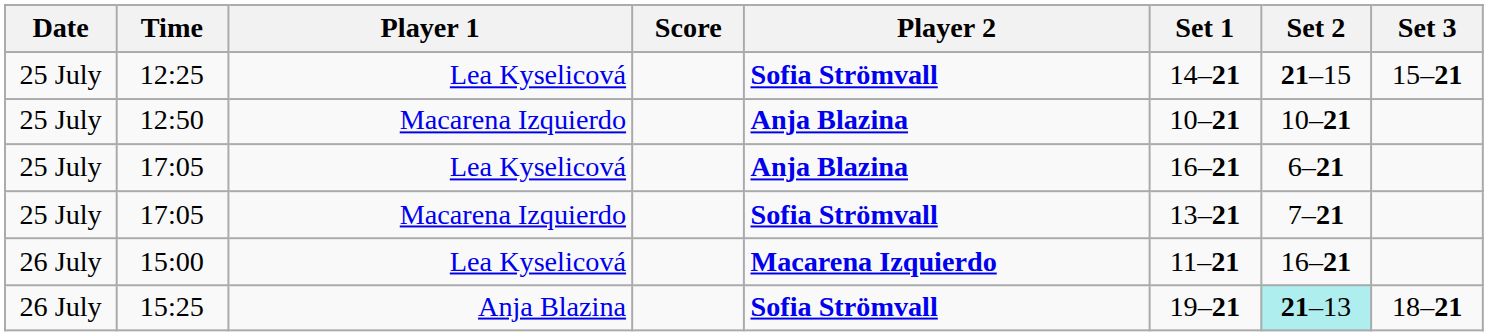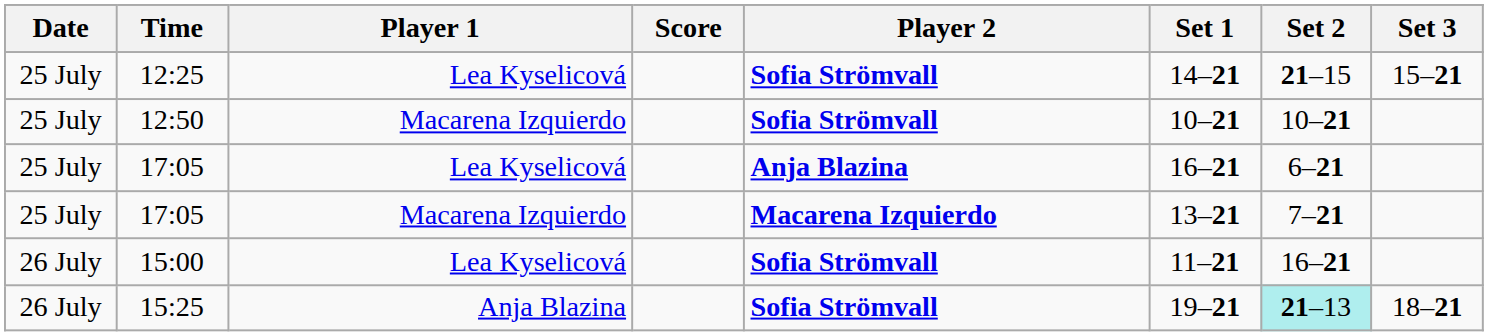(829, 121) Anja Blazina -> (844, 121) Sofia Strömvall
(844, 214) Sofia Strömvall -> (874, 214) Macarena Izquierdo
(874, 260) Macarena Izquierdo -> (844, 260) Sofia Strömvall
